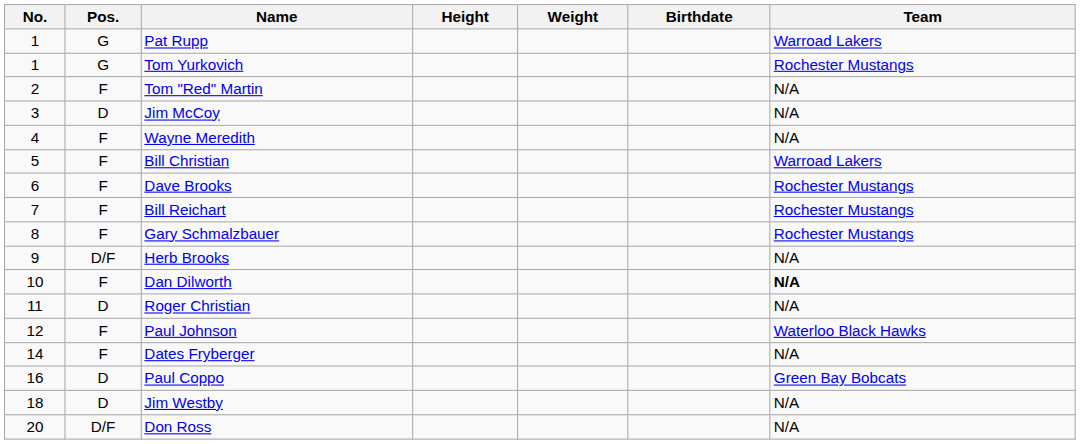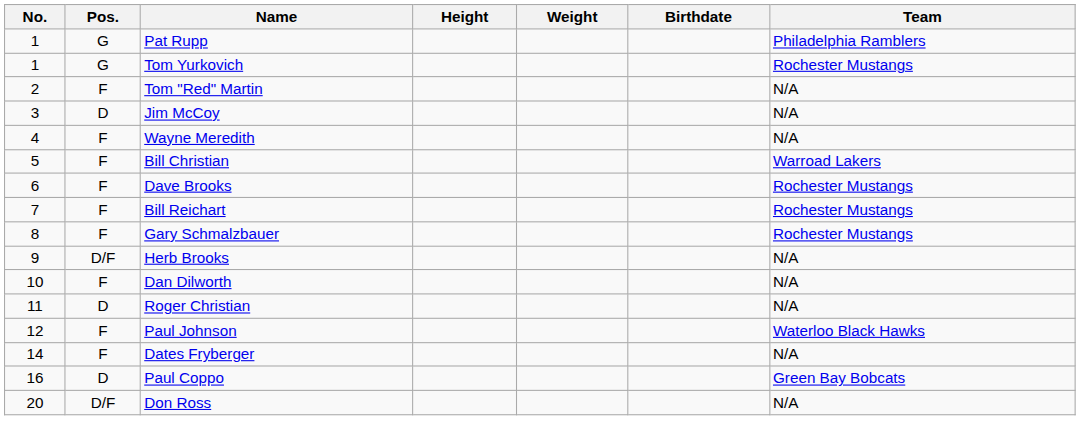(828, 41) Warroad Lakers -> (849, 41) Philadelphia Ramblers
(787, 282) bold -> (786, 282) normal
- row: (184, 403)
